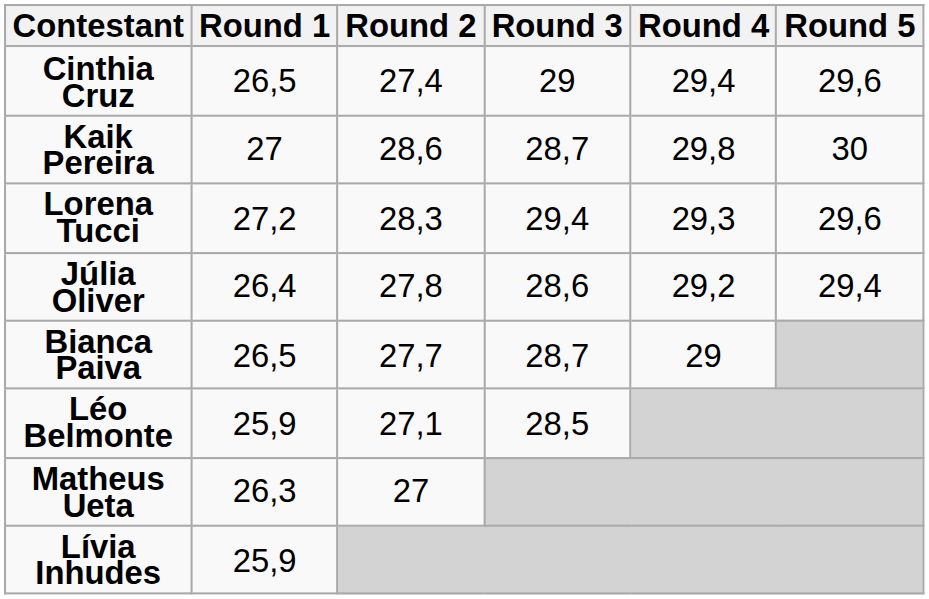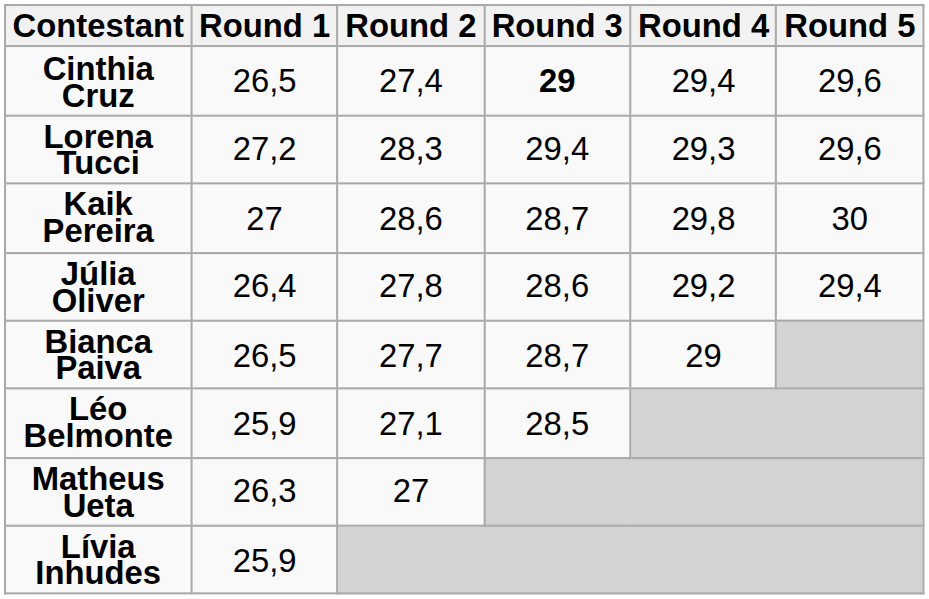(557, 81) normal -> (557, 81) bold
rows swapped: (98, 149) <-> (98, 218)
